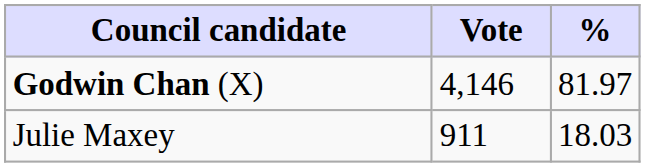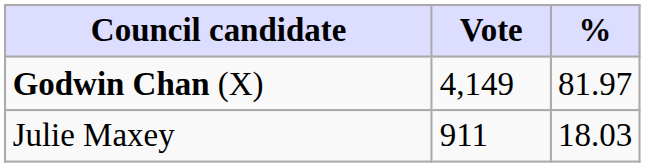(477, 82) 4,146 -> (477, 82) 4,149
